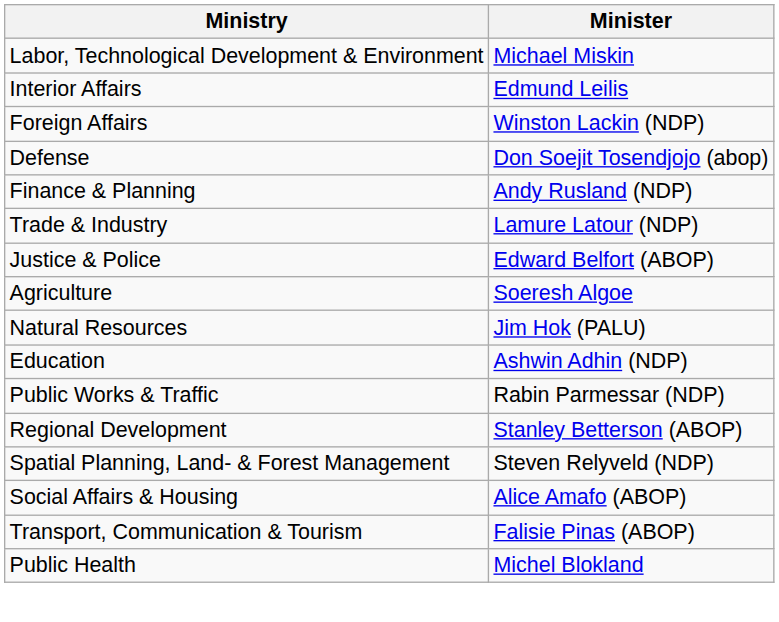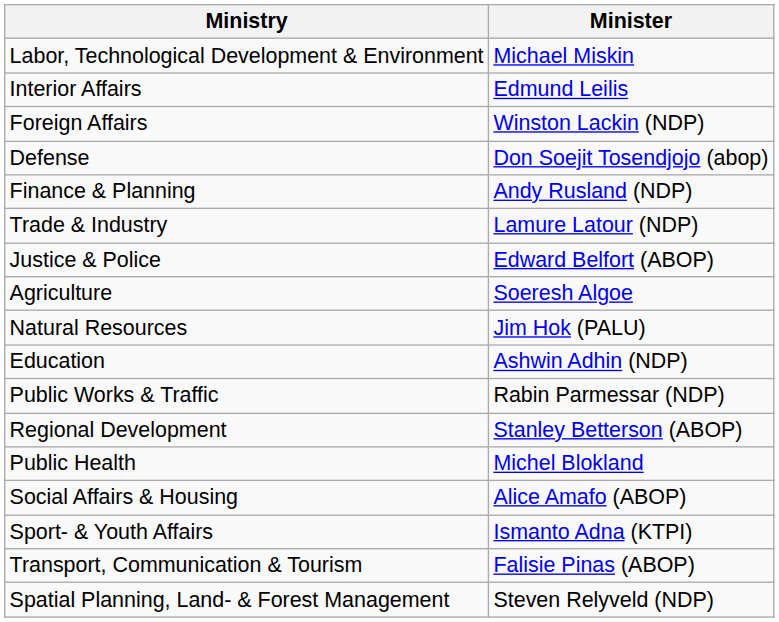rows swapped: (230, 463) <-> (73, 565)
+ row: (111, 531)
